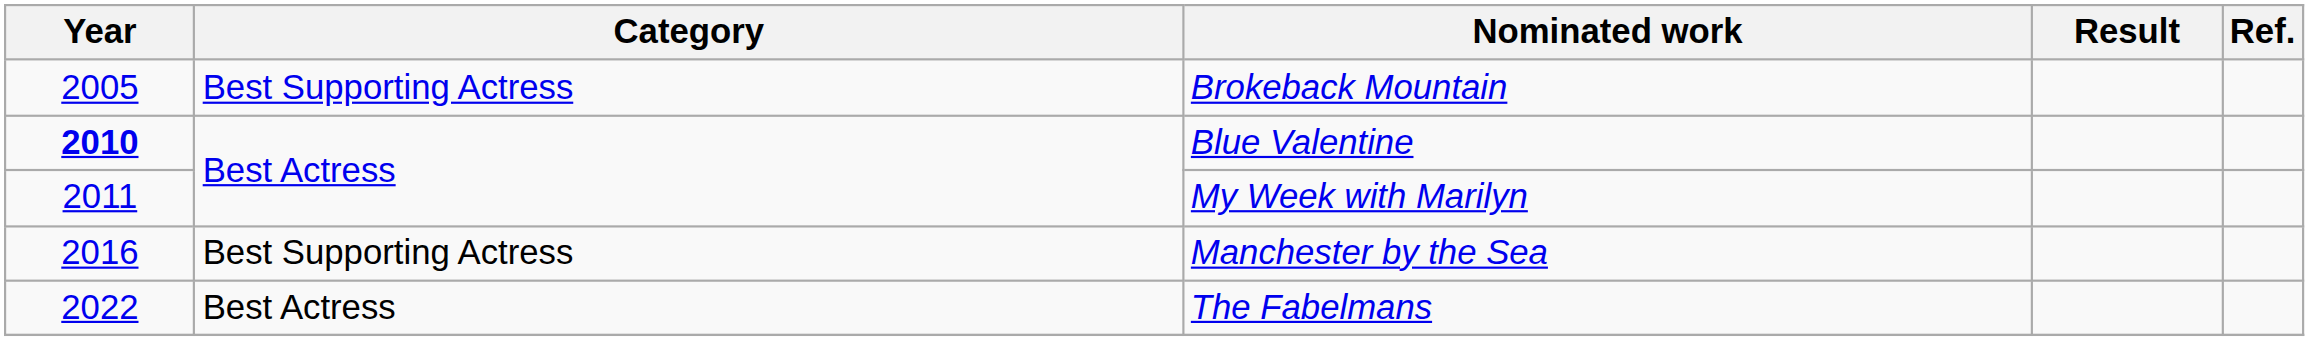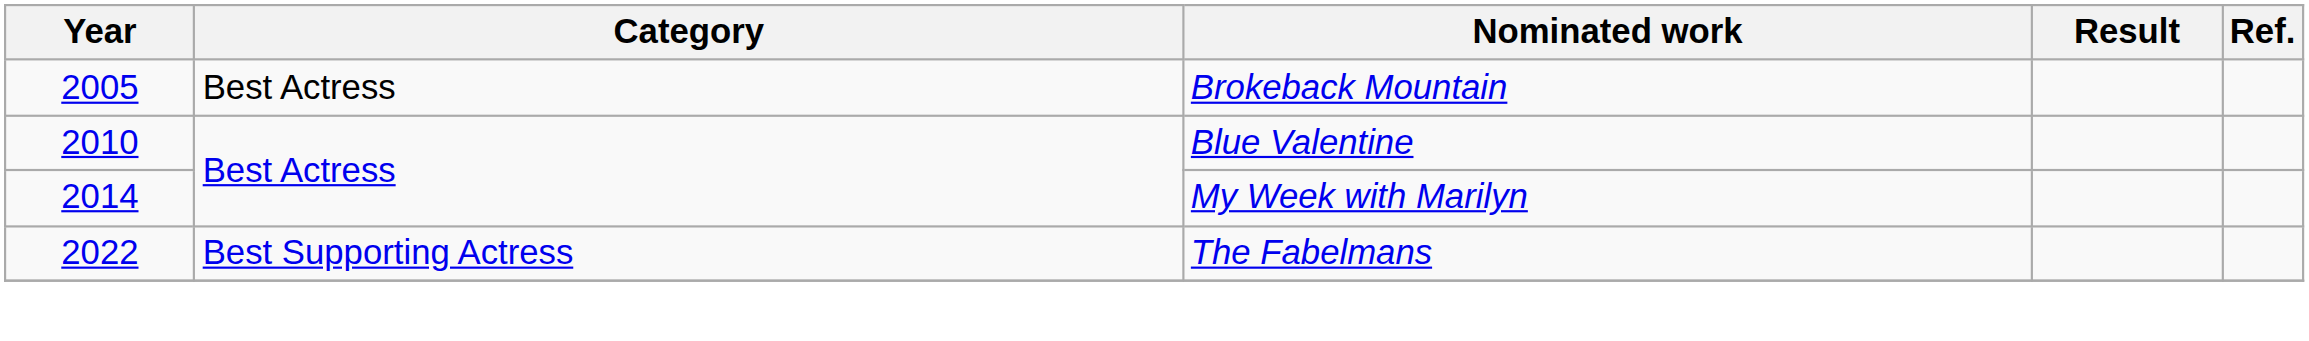(388, 87) Best Supporting Actress -> (299, 87) Best Actress
(100, 142) bold -> (100, 142) normal
(100, 197) 2011 -> (100, 197) 2014
- row: (1369, 252)
(299, 307) Best Actress -> (388, 252) Best Supporting Actress
